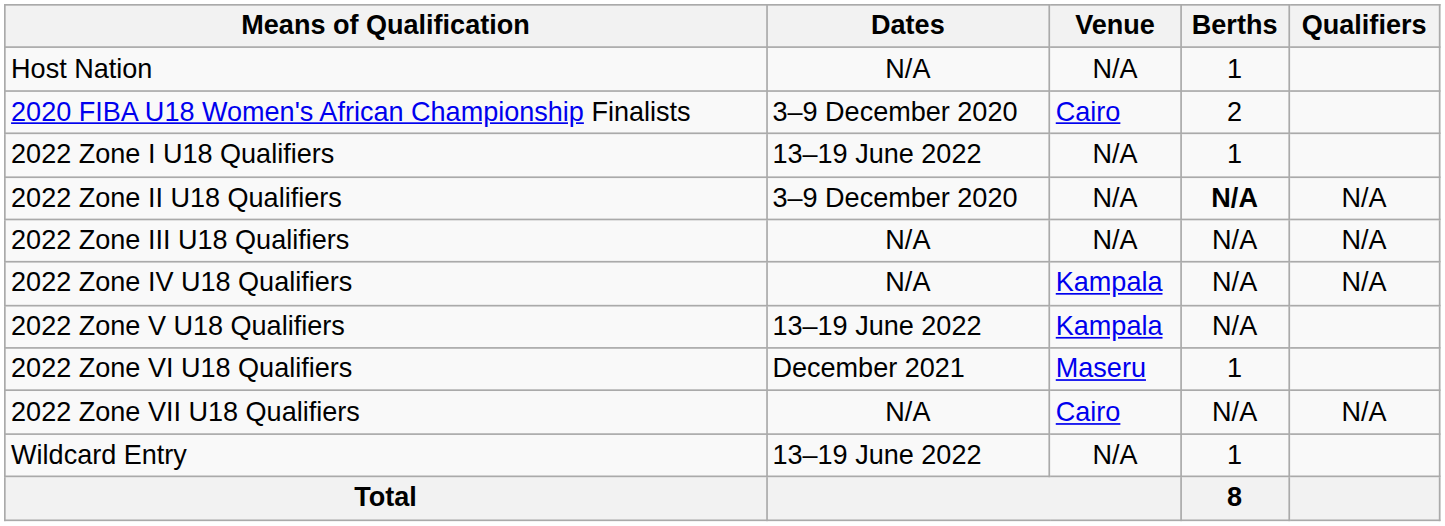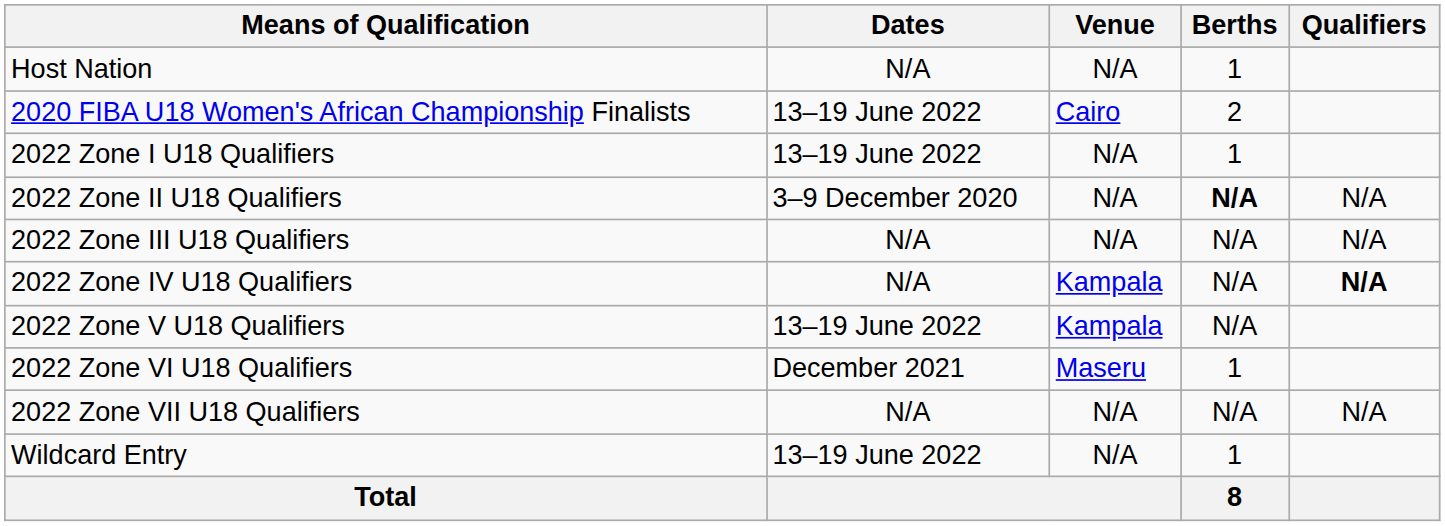(895, 111) 3–9 December 2020 -> (877, 111) 13–19 June 2022
(1364, 283) normal -> (1364, 283) bold
(1088, 411) Cairo -> (1115, 411) N/A
